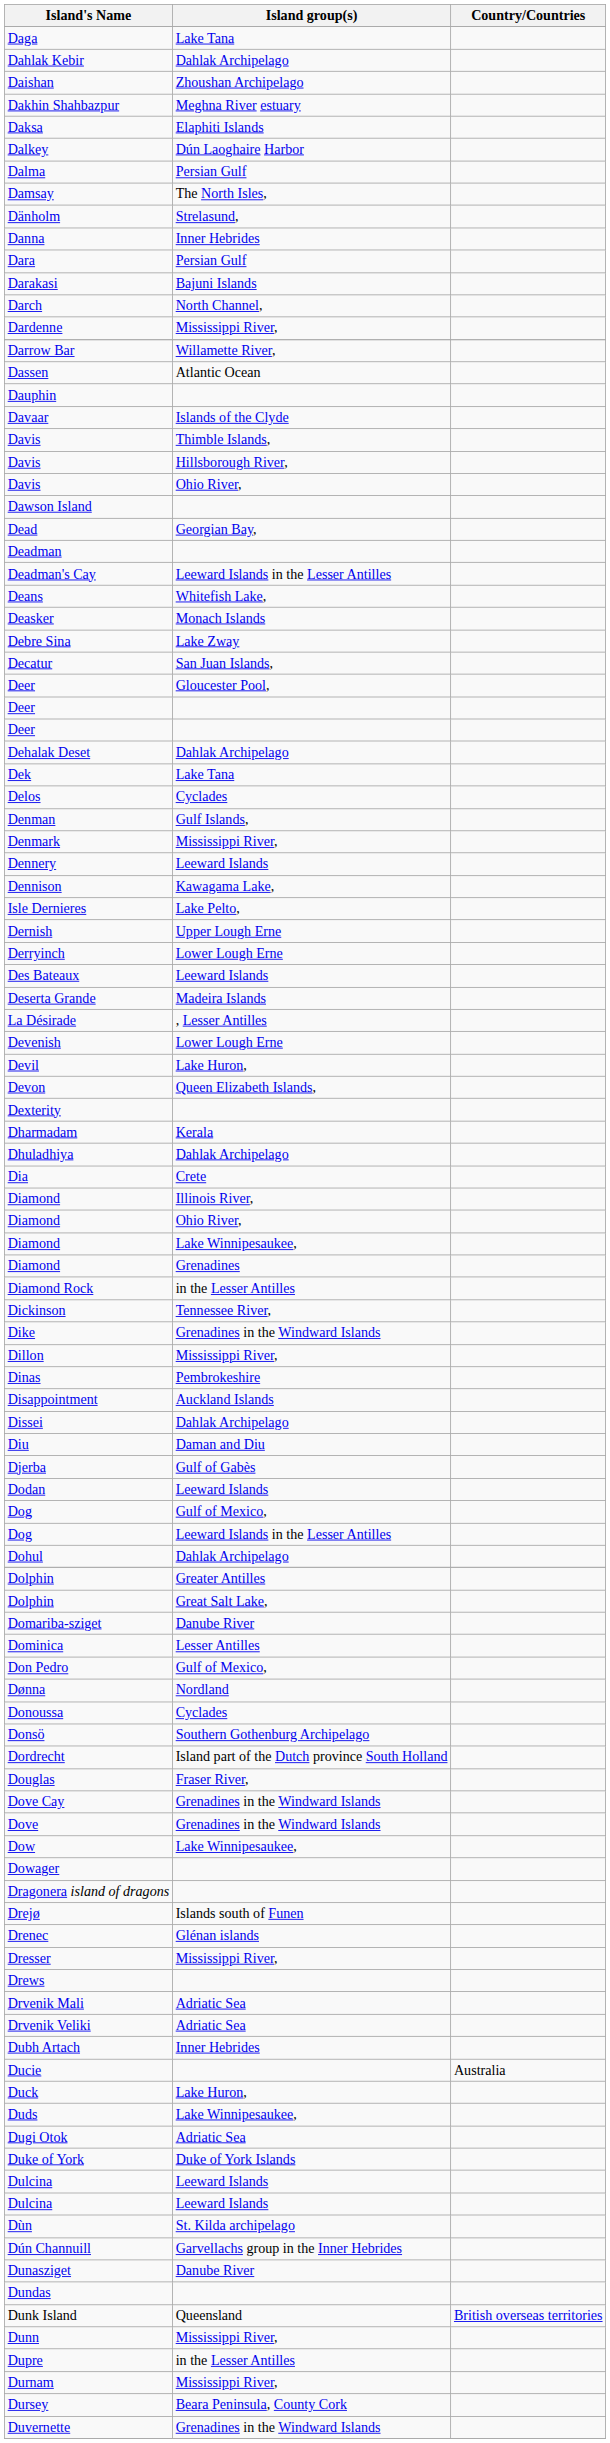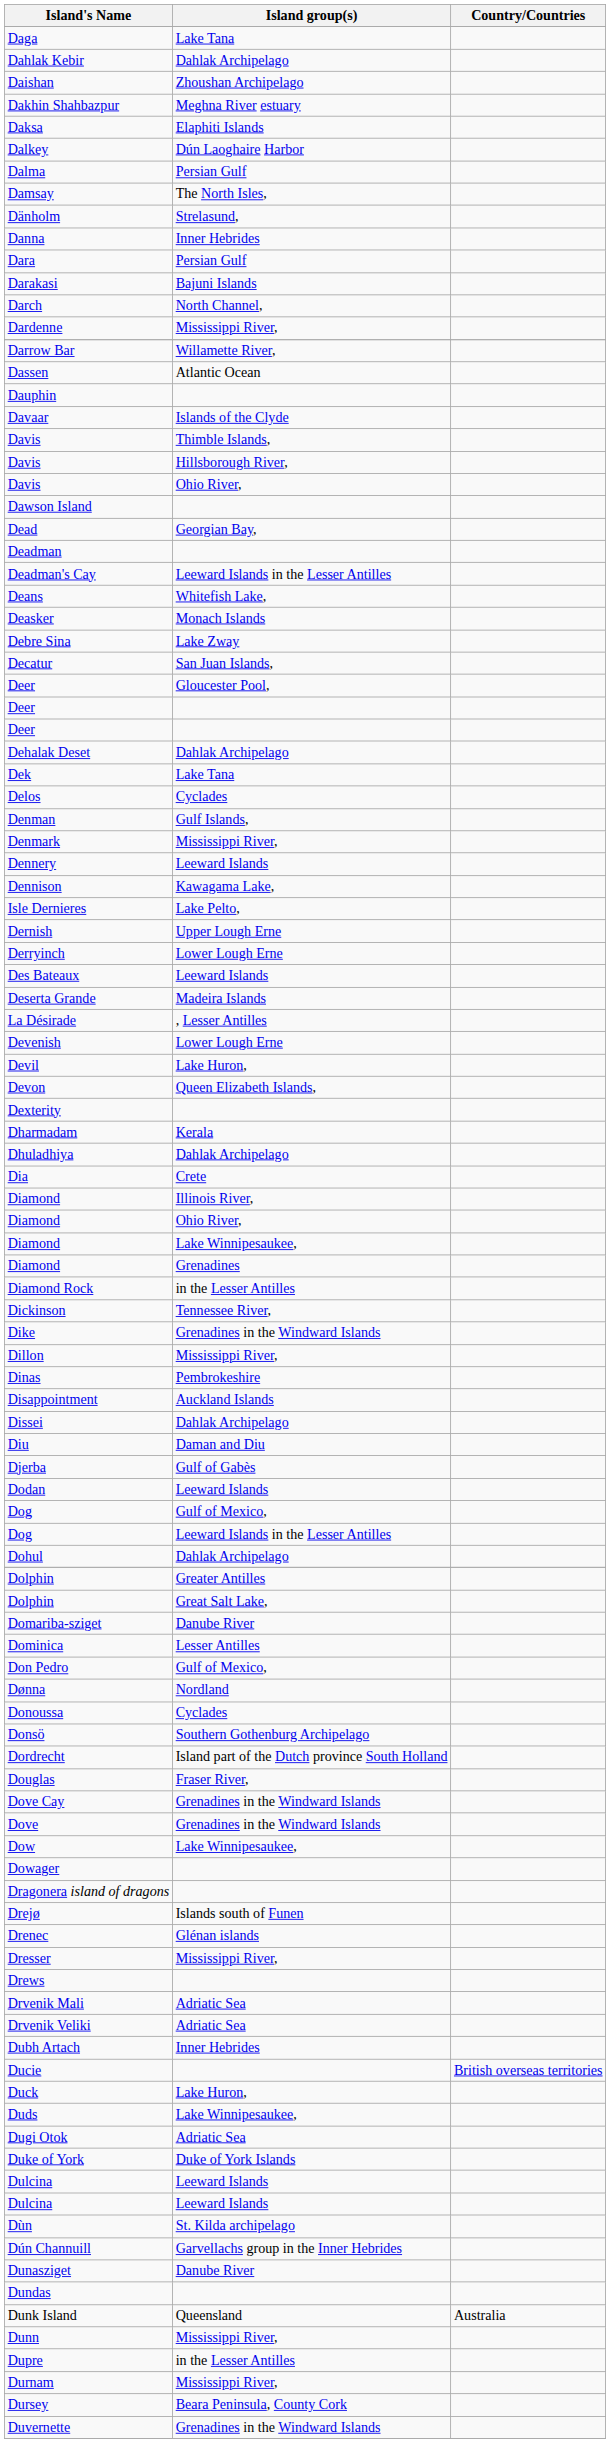(480, 2070) Australia -> (528, 2070) British overseas territories
(528, 2315) British overseas territories -> (480, 2315) Australia
